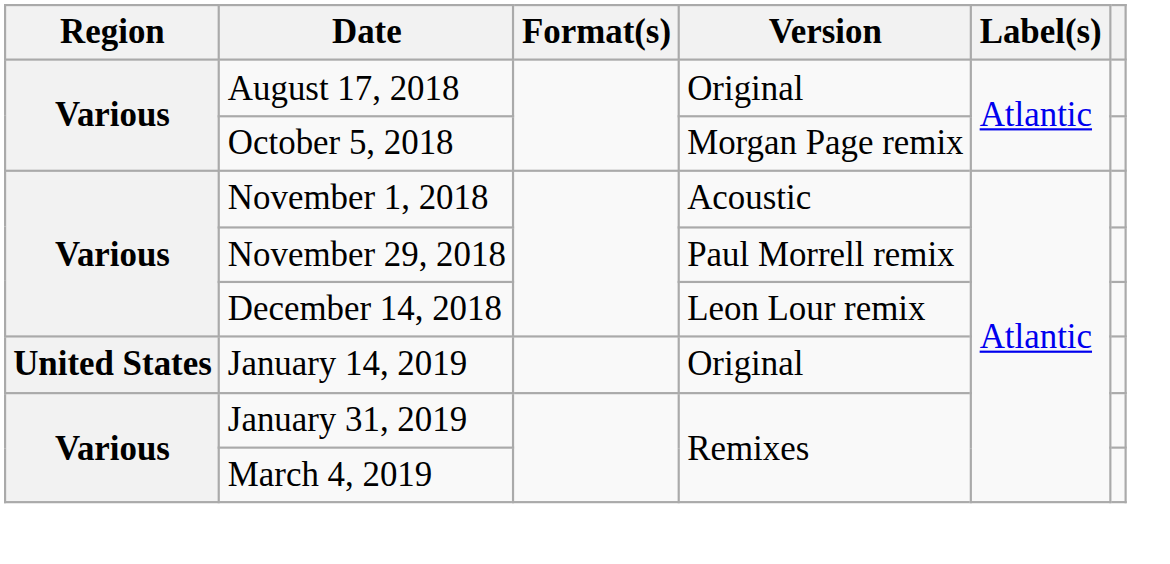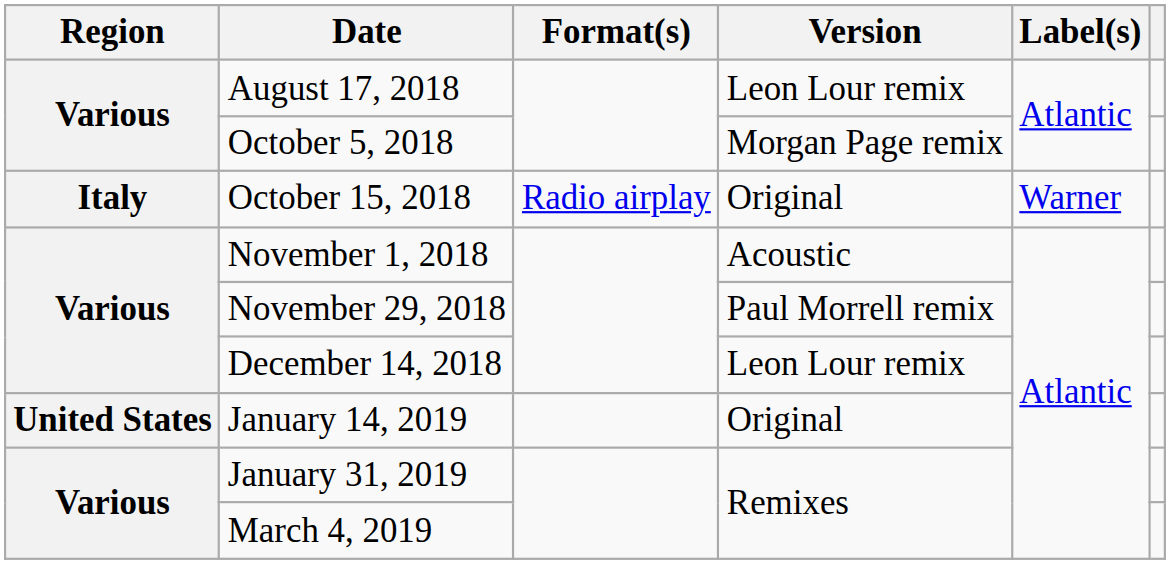(745, 87) Original -> (846, 87) Leon Lour remix
+ row: (349, 198)
